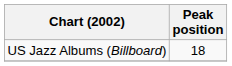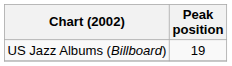(198, 50) 18 -> (198, 50) 19
